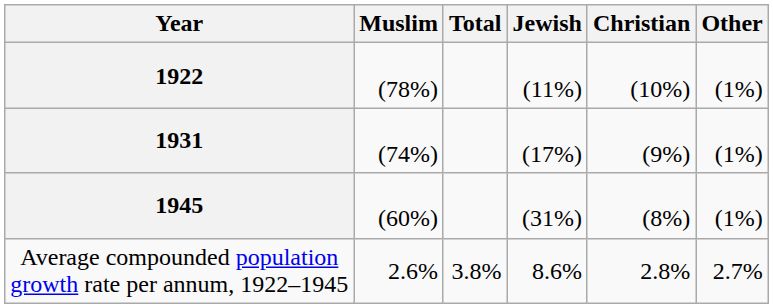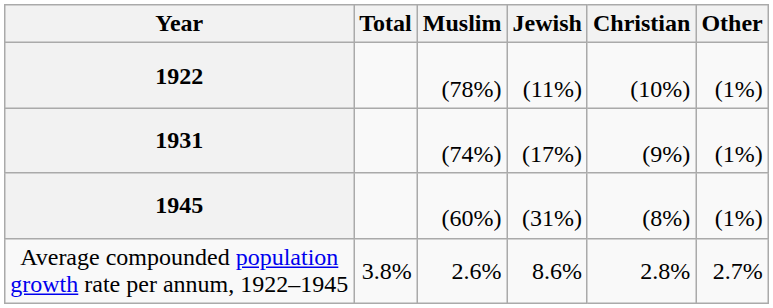columns swapped: (475, 23) <-> (399, 23)
